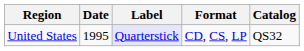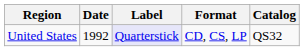(96, 35) 1995 -> (96, 35) 1992
